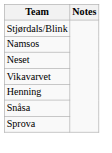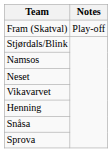+ row: (37, 28)
